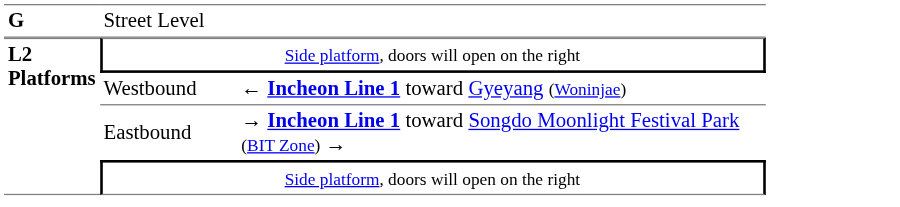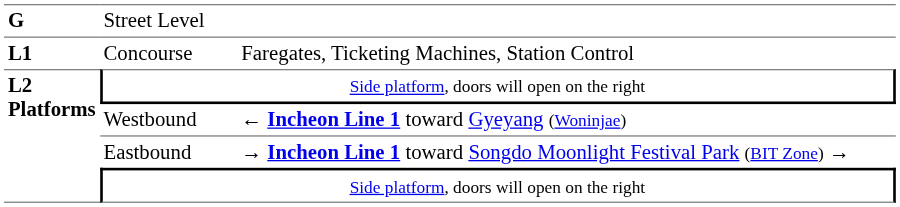+ row: (148, 53)
